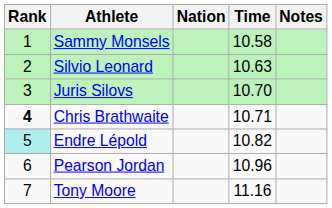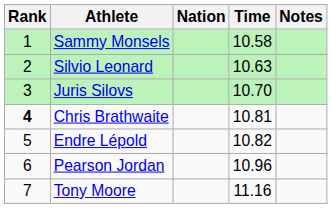(252, 116) 10.71 -> (252, 116) 10.81
(27, 141) paleturquoise background -> (27, 141) no background
